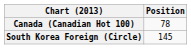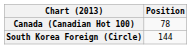(165, 37) 145 -> (165, 37) 144
